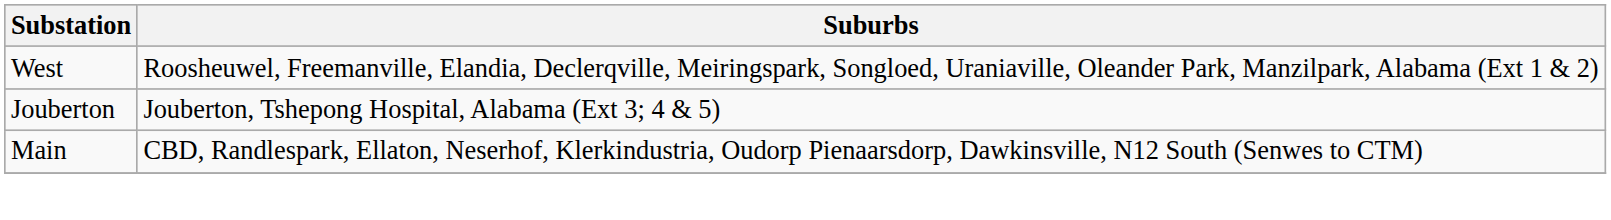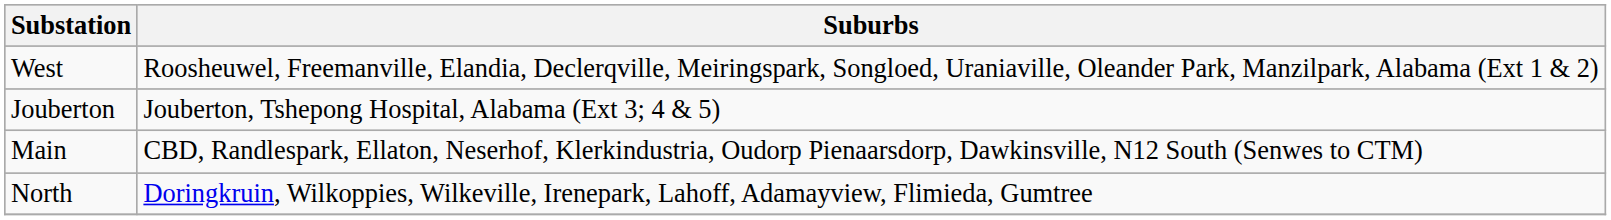+ row: (42, 192)
